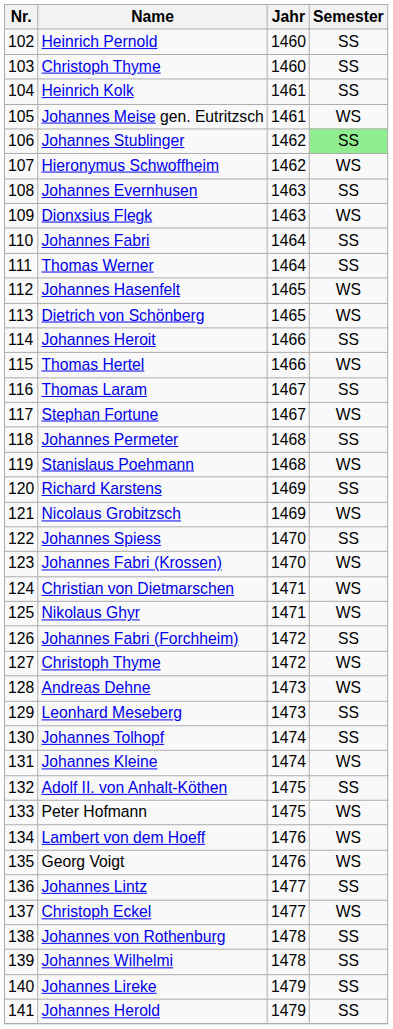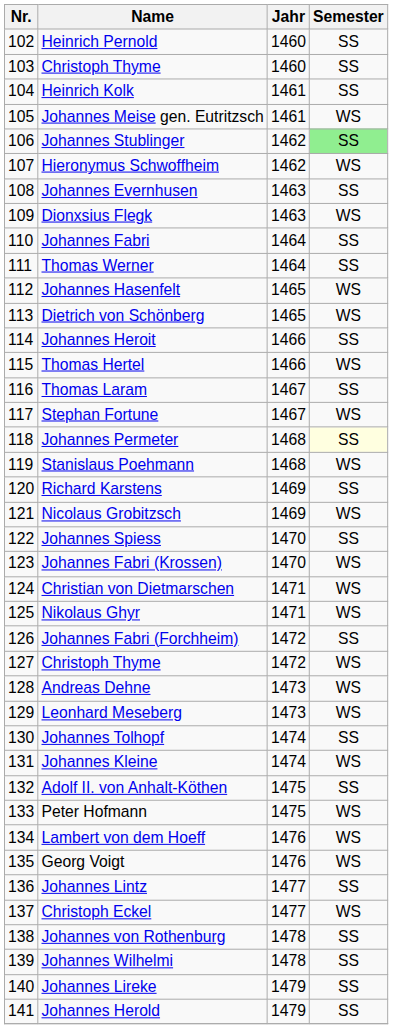(348, 439) no background -> (348, 439) lightyellow background
(348, 713) SS -> (348, 713) WS
